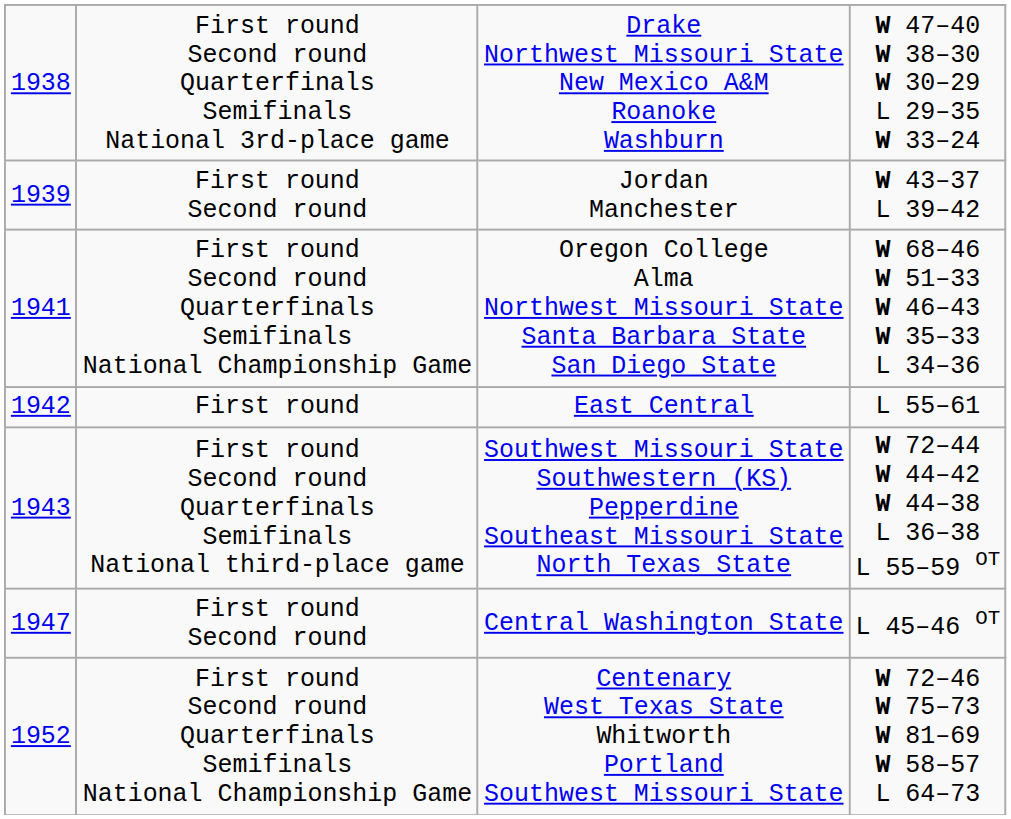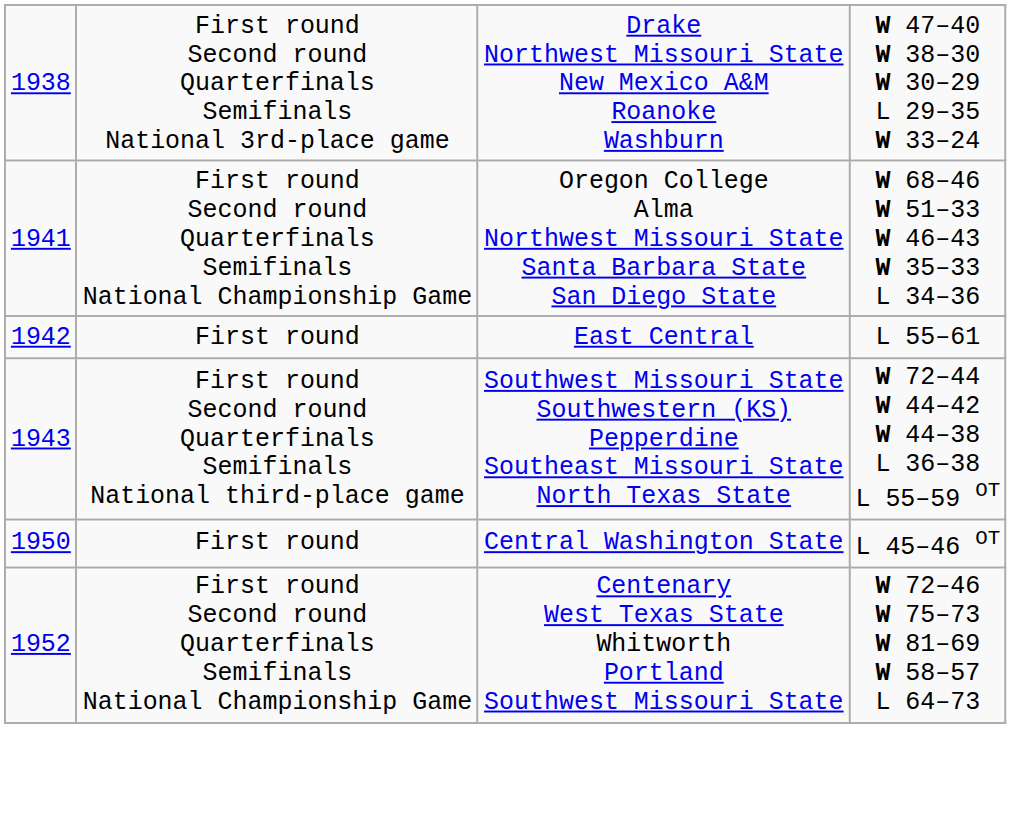- row: (664, 196)
(41, 624) 1947 -> (41, 543) 1950
(277, 624) First round Second round -> (277, 543) First round
